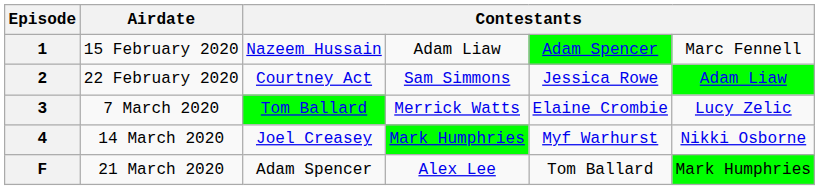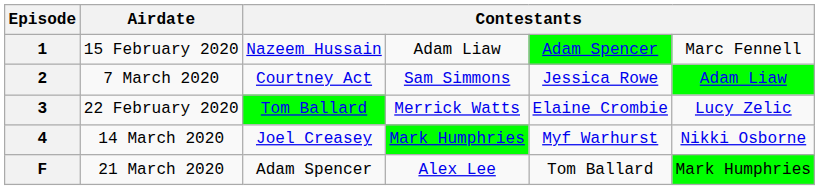(161, 79) 22 February 2020 -> (161, 79) 7 March 2020
(161, 109) 7 March 2020 -> (161, 109) 22 February 2020
